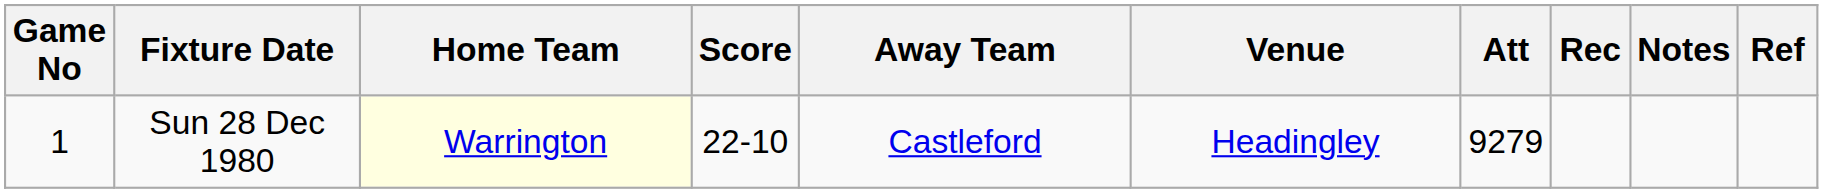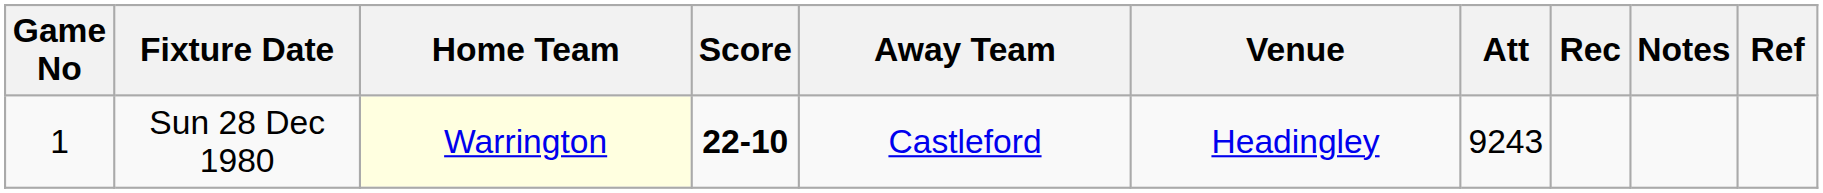(745, 141) normal -> (745, 141) bold
(1506, 141) 9279 -> (1506, 141) 9243
